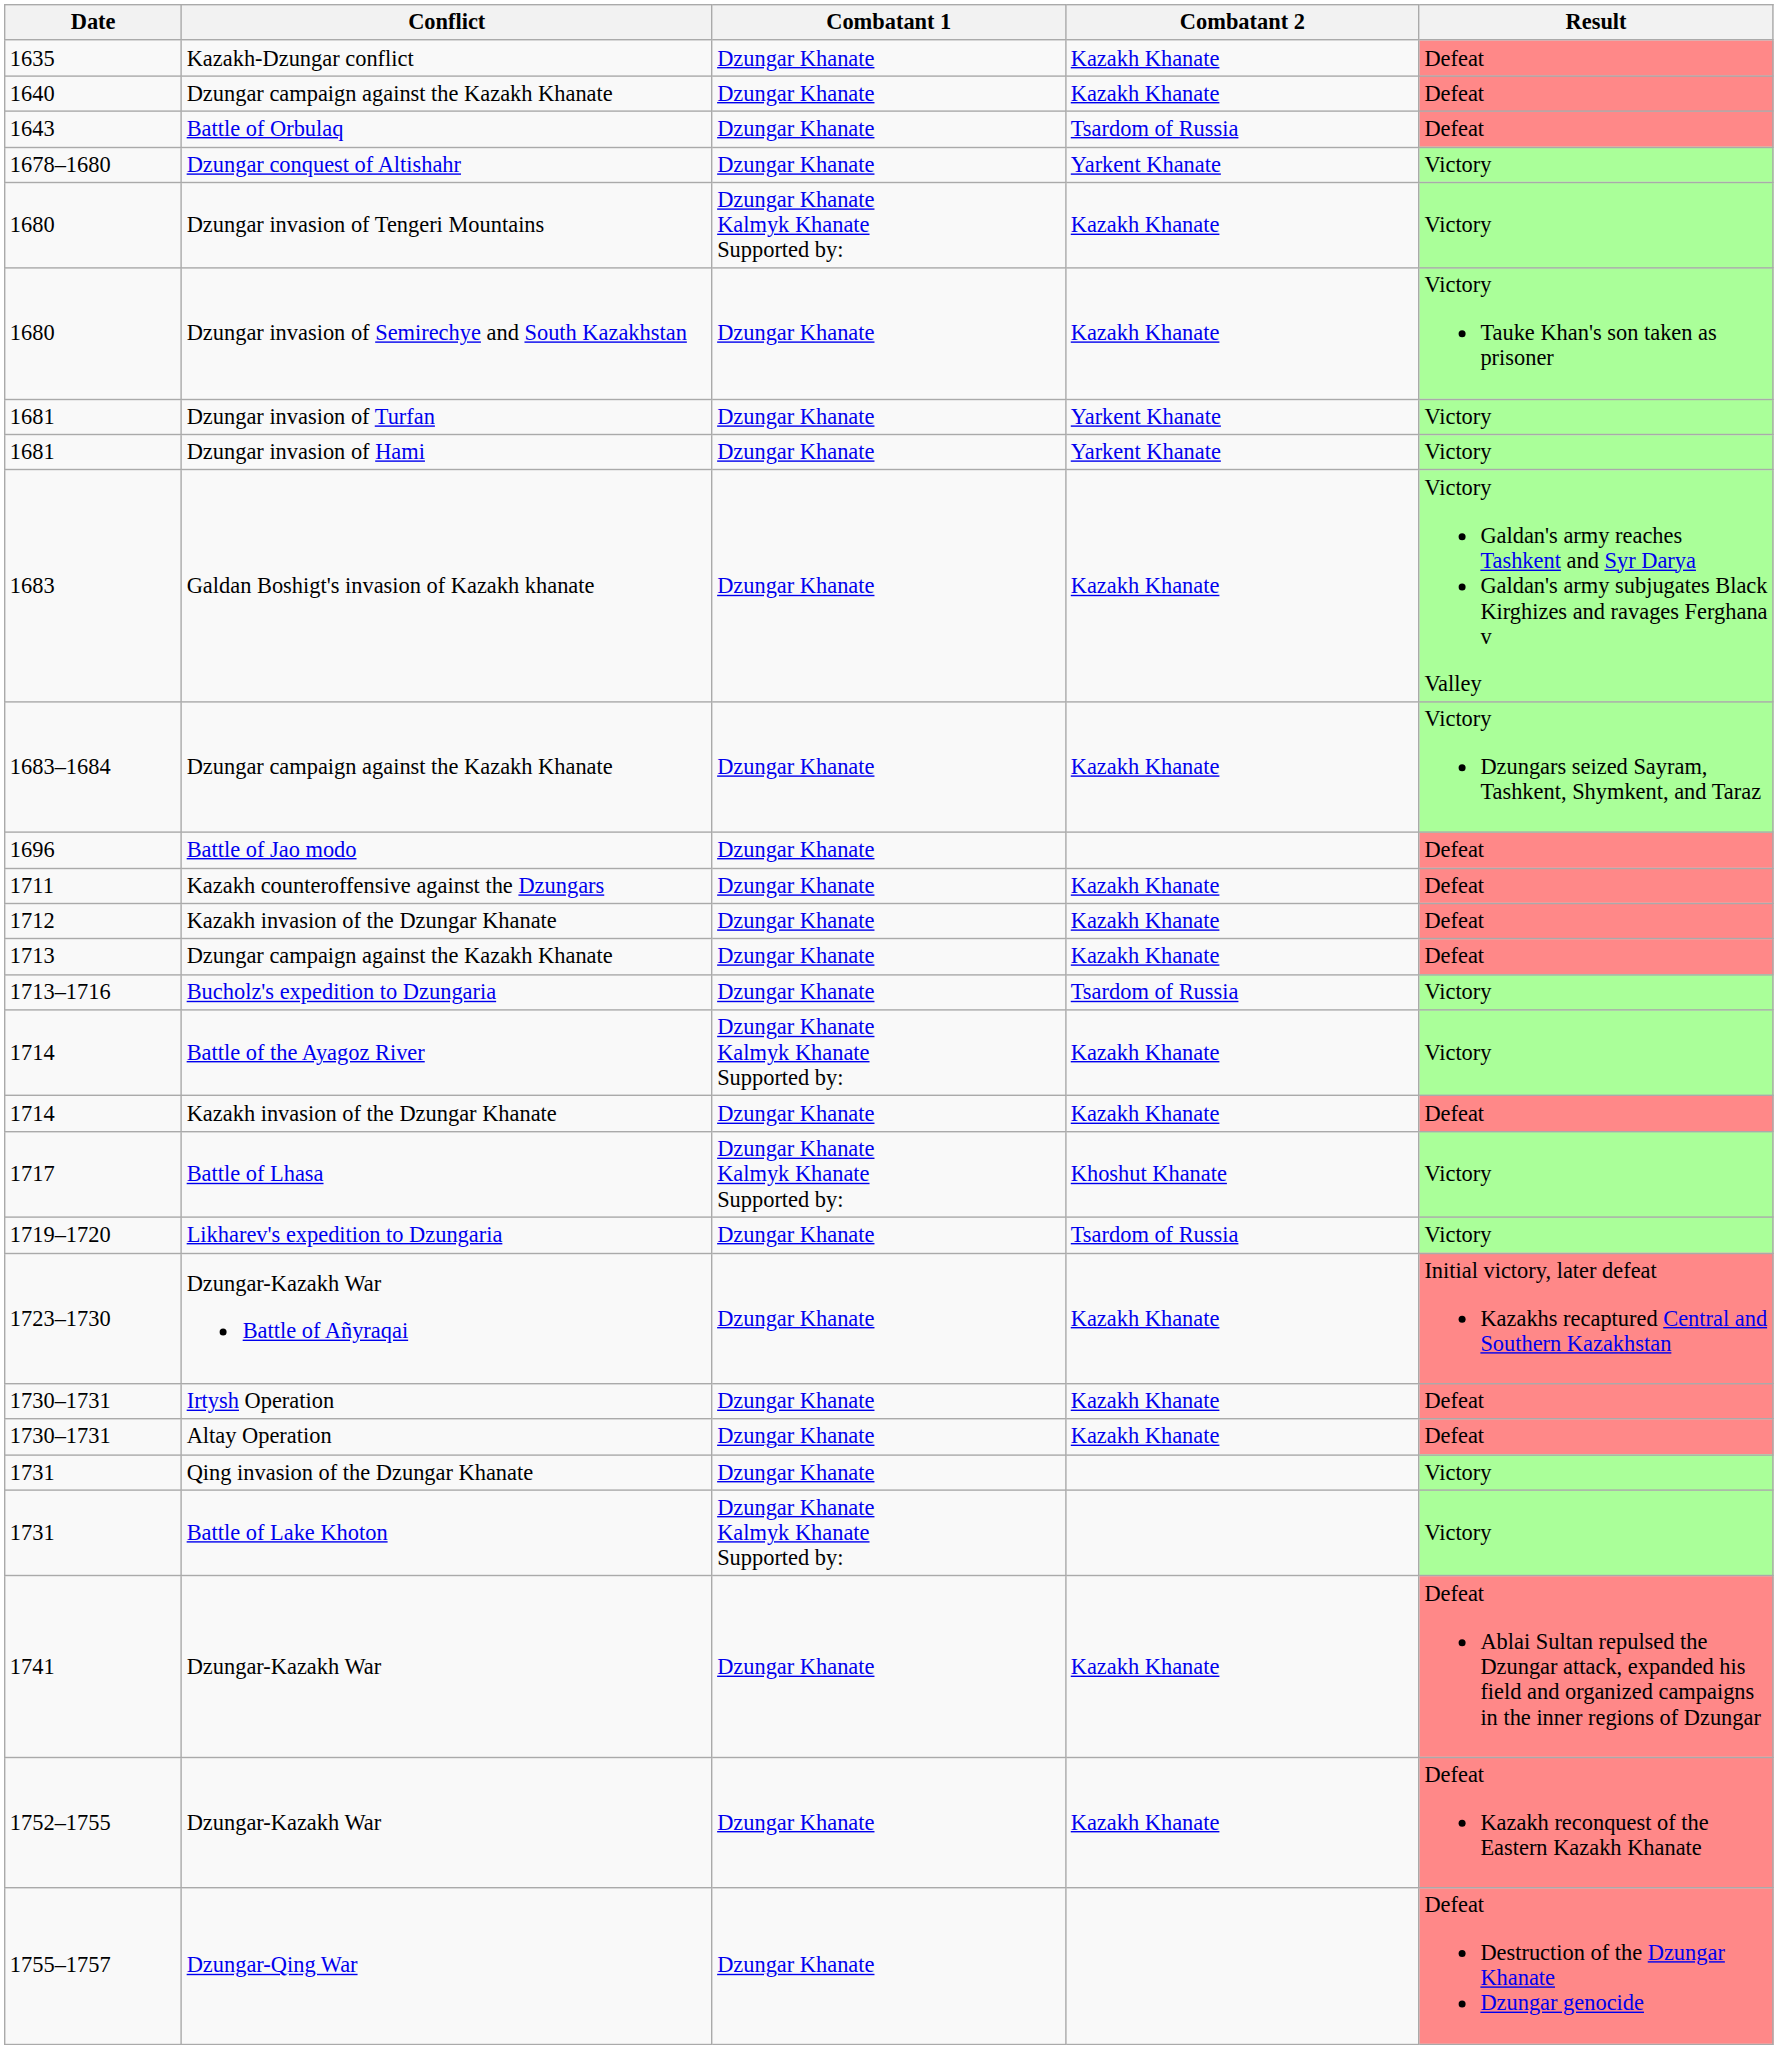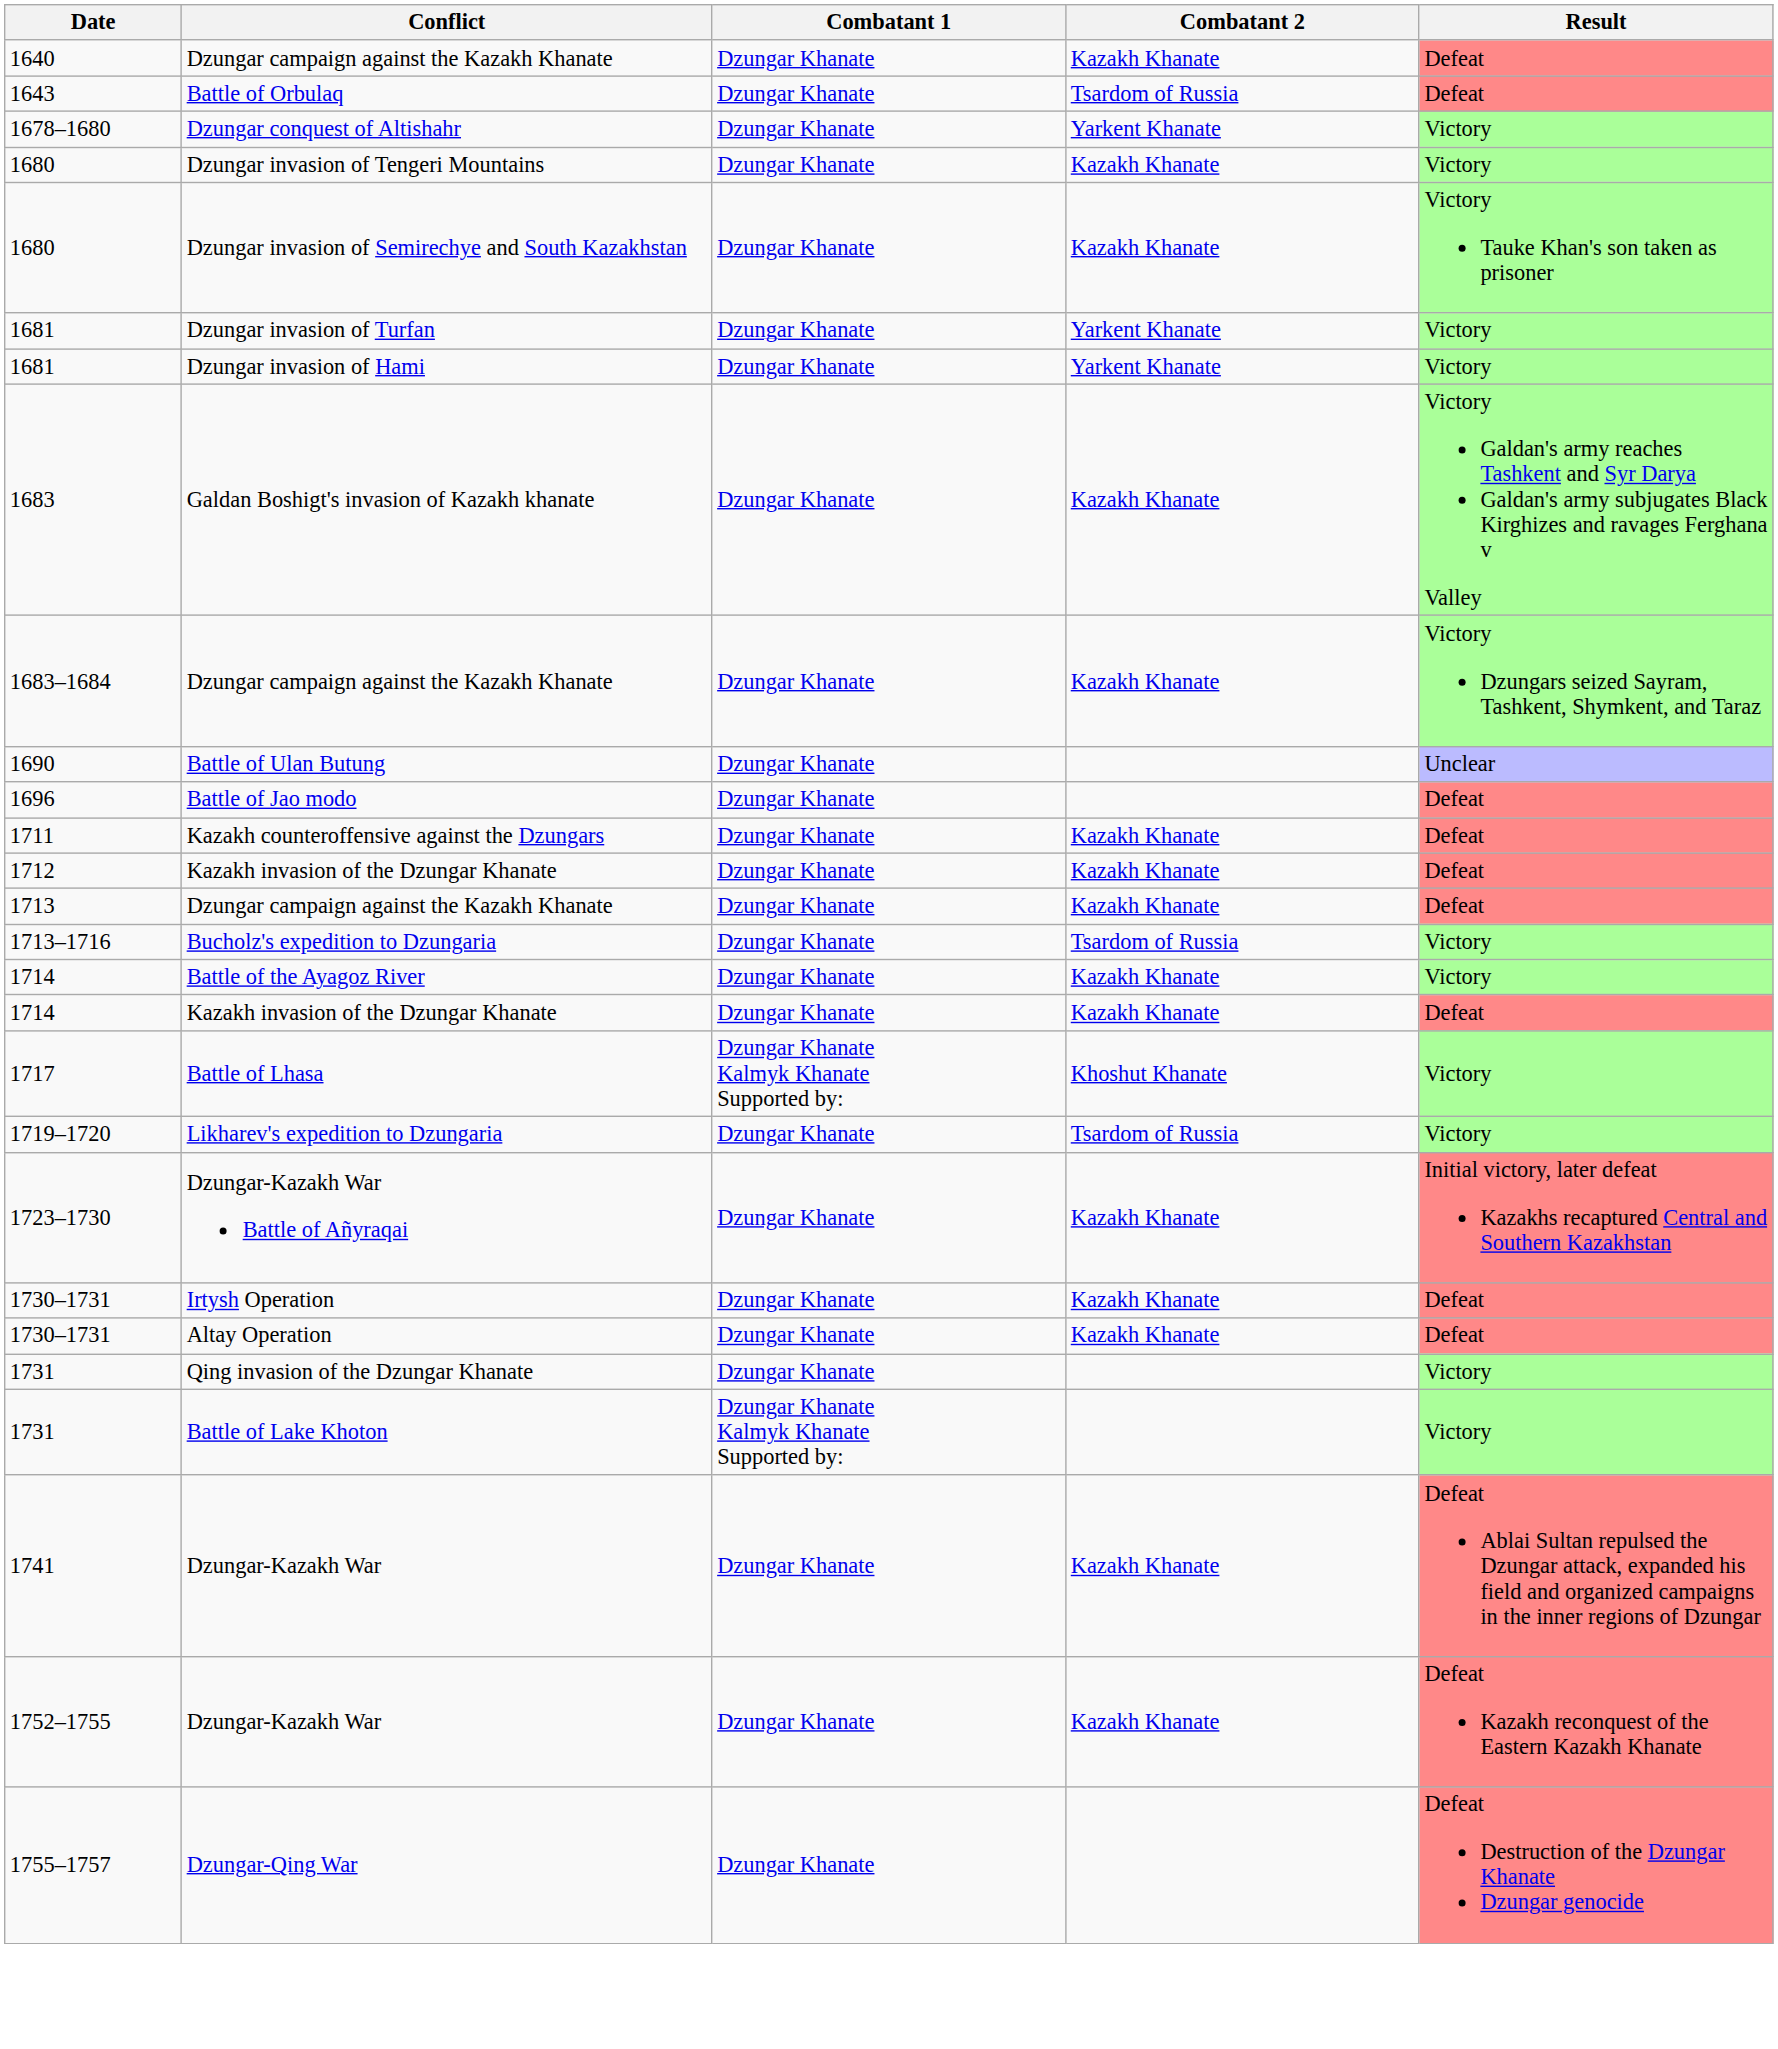- row: (32, 57)
(796, 225) Dzungar Khanate Kalmyk Khanate Supported by: -> (796, 164) Dzungar Khanate
+ row: (32, 763)
(796, 1052) Dzungar Khanate Kalmyk Khanate Supported by: -> (796, 977) Dzungar Khanate
